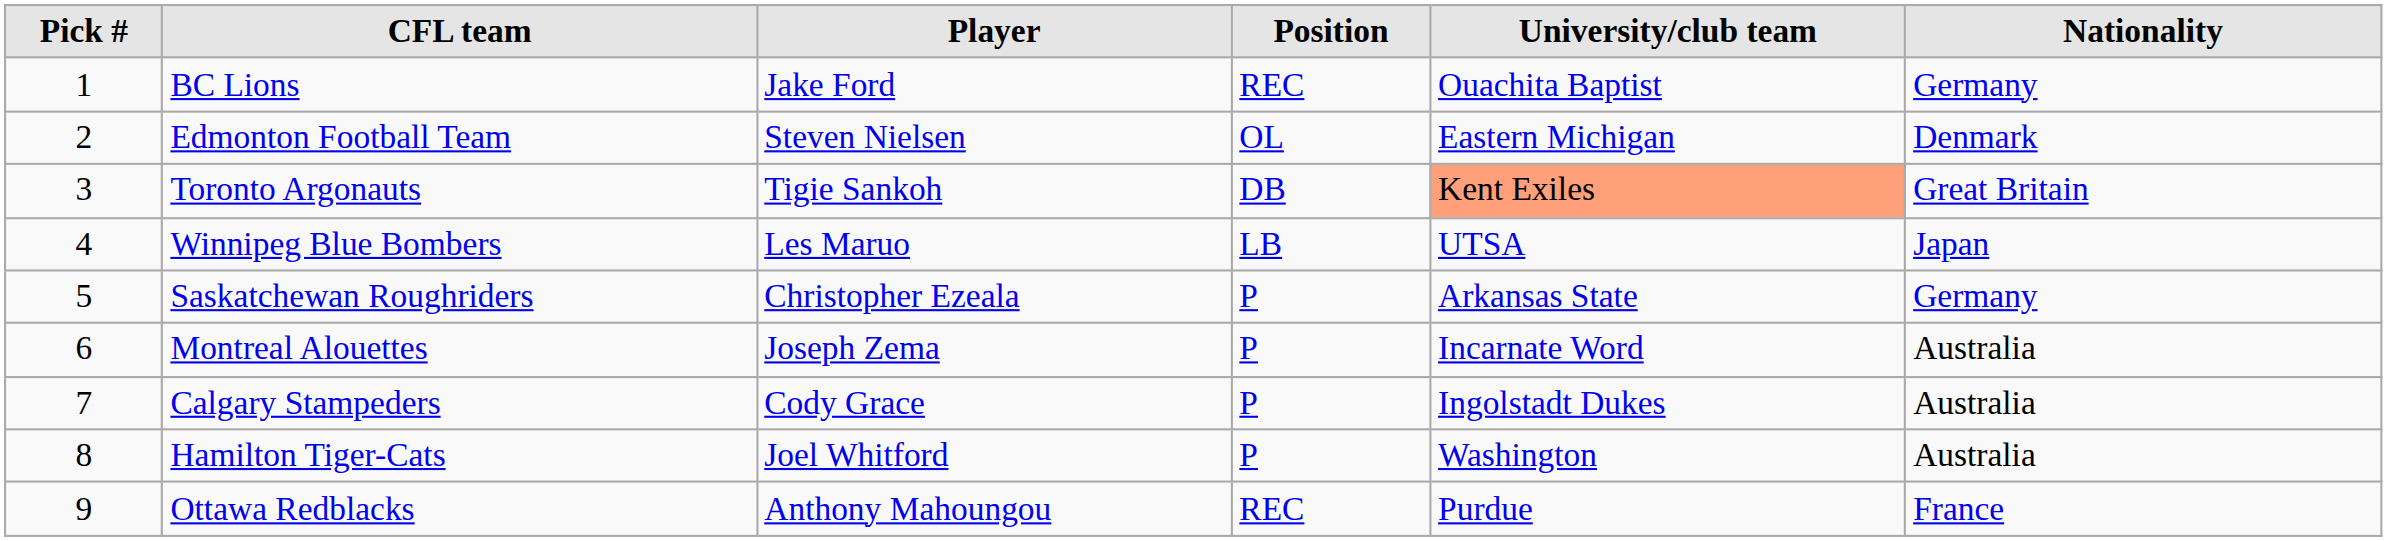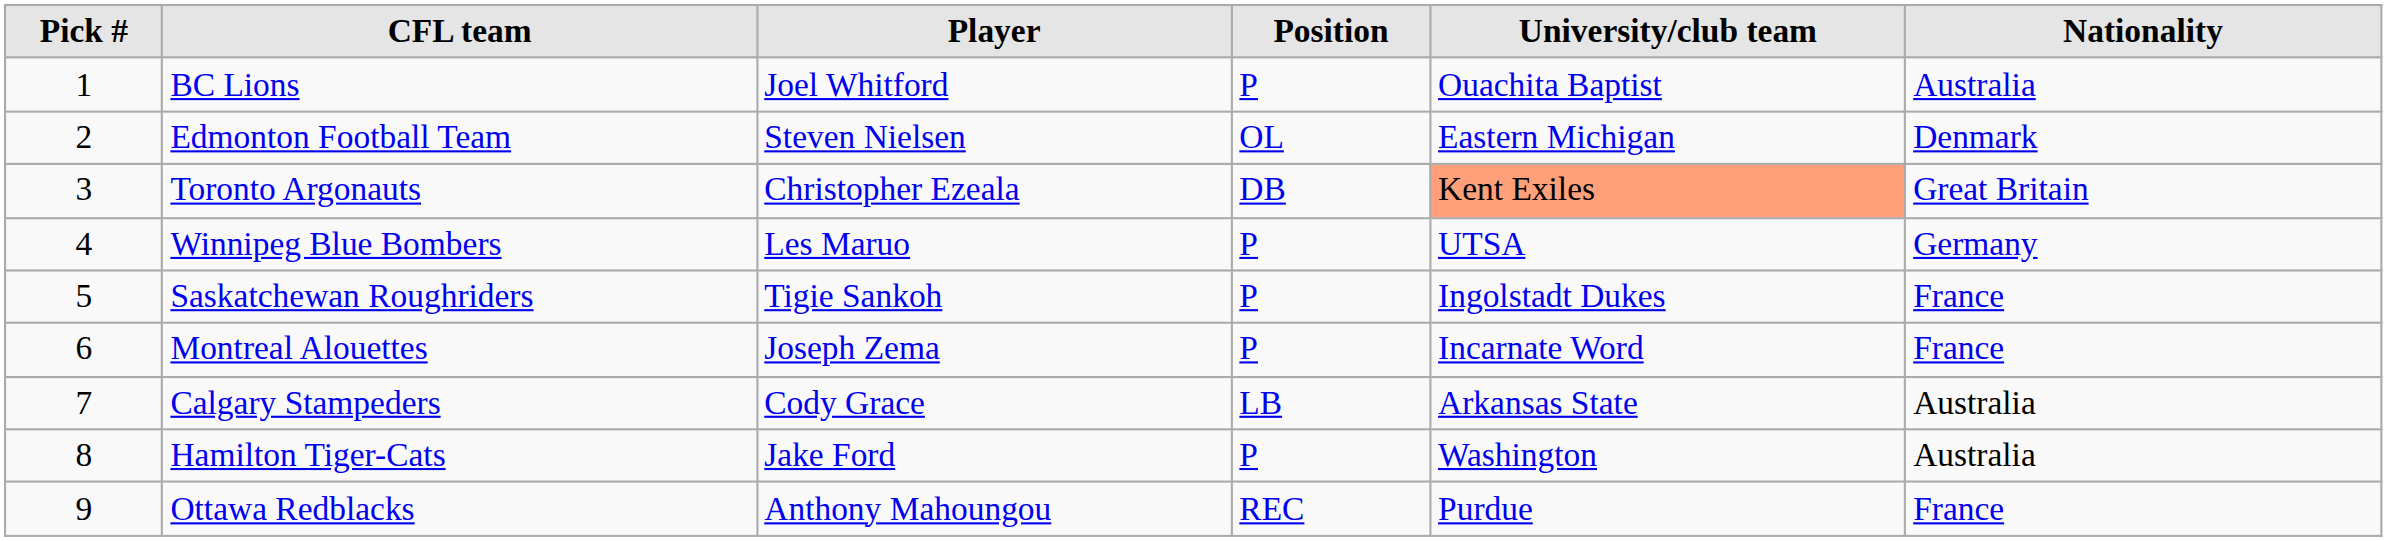(830, 84) Jake Ford -> (856, 84) Joel Whitford
(1272, 84) REC -> (1249, 84) P
(1975, 84) Germany -> (1974, 84) Australia
(853, 190) Tigie Sankoh -> (892, 190) Christopher Ezeala
(1261, 243) LB -> (1249, 243) P
(1951, 243) Japan -> (1975, 243) Germany
(892, 296) Christopher Ezeala -> (853, 296) Tigie Sankoh
(1538, 296) Arkansas State -> (1552, 296) Ingolstadt Dukes
(1975, 296) Germany -> (1959, 296) France
(1974, 349) Australia -> (1959, 349) France
(1249, 402) P -> (1261, 402) LB
(1552, 402) Ingolstadt Dukes -> (1538, 402) Arkansas State
(856, 455) Joel Whitford -> (830, 455) Jake Ford
